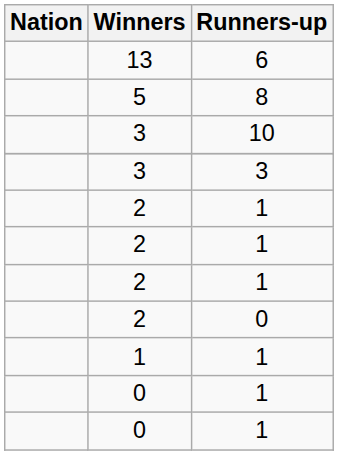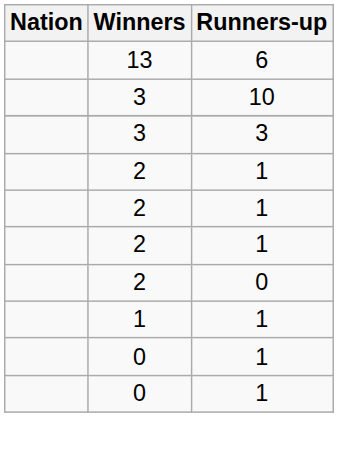- row: (140, 97)
